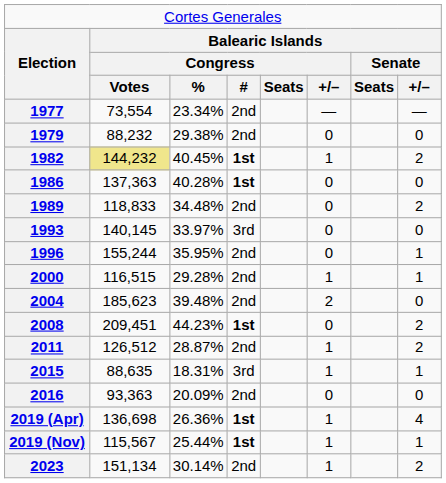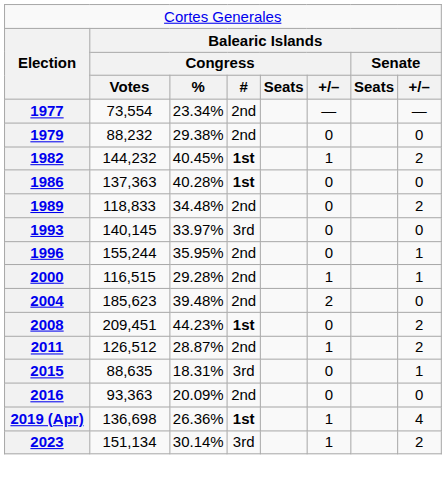(129, 159) khaki background -> (129, 159) no background
(329, 372) 1 -> (329, 372) 0
- row: (47, 443)
(244, 466) 2nd -> (244, 443) 3rd
